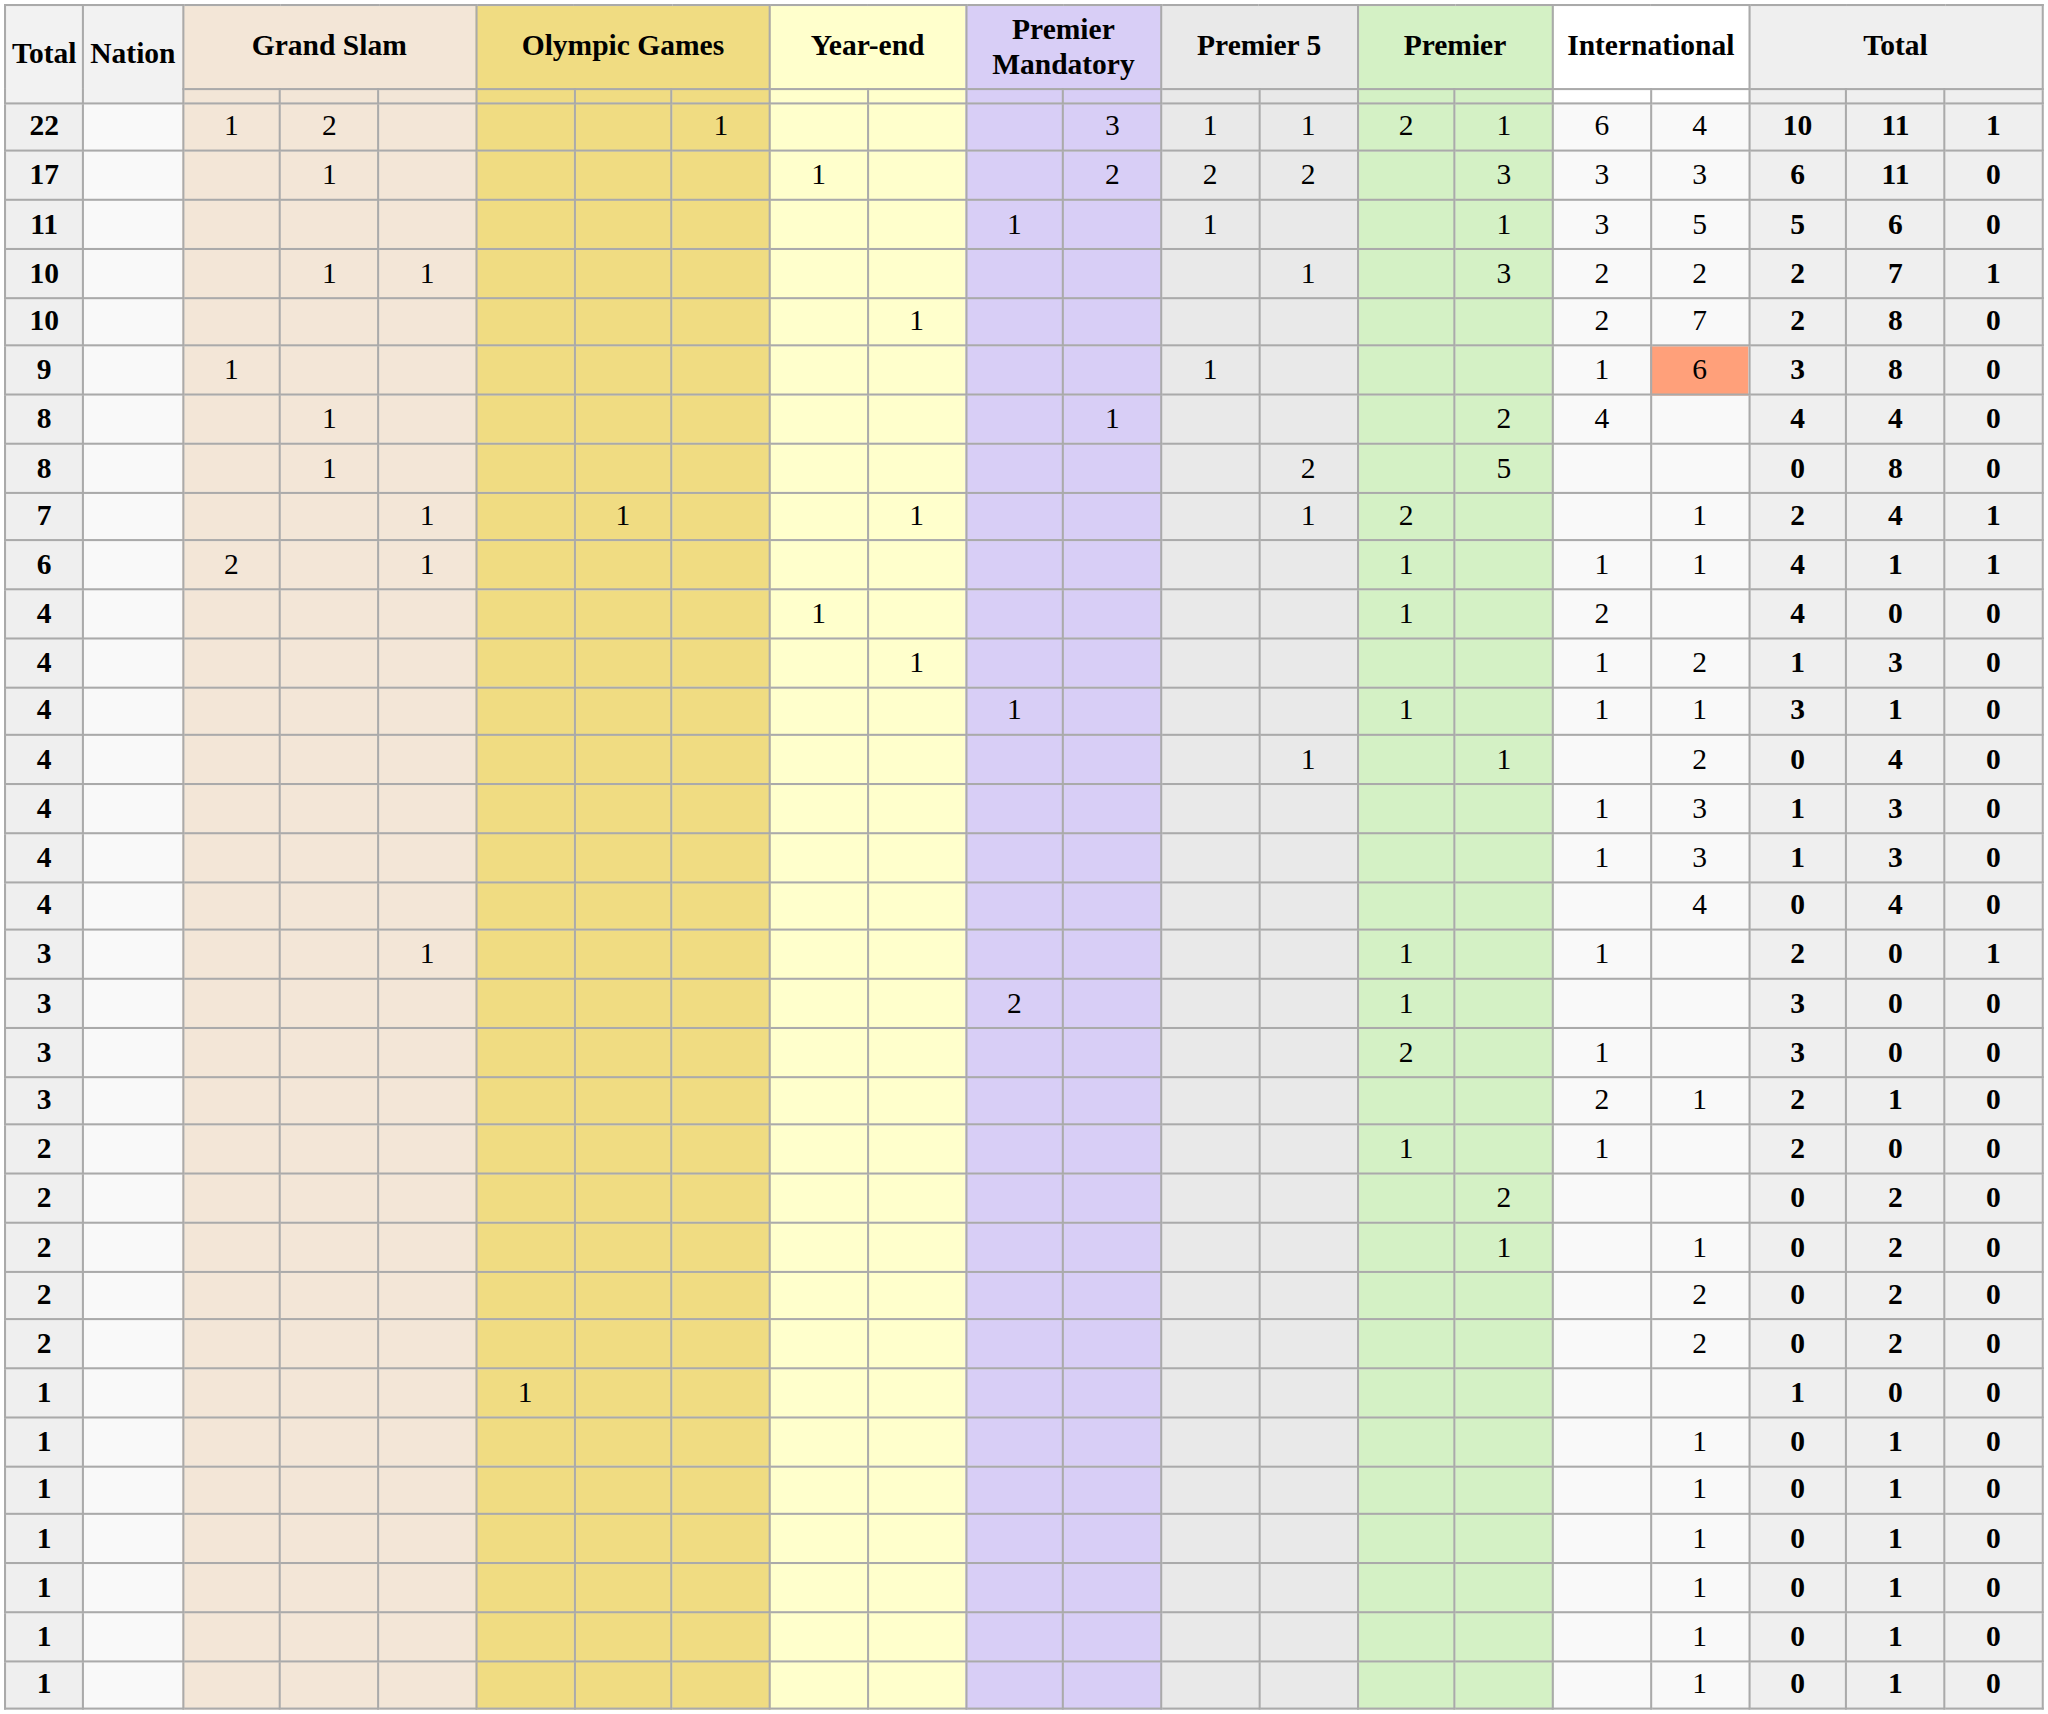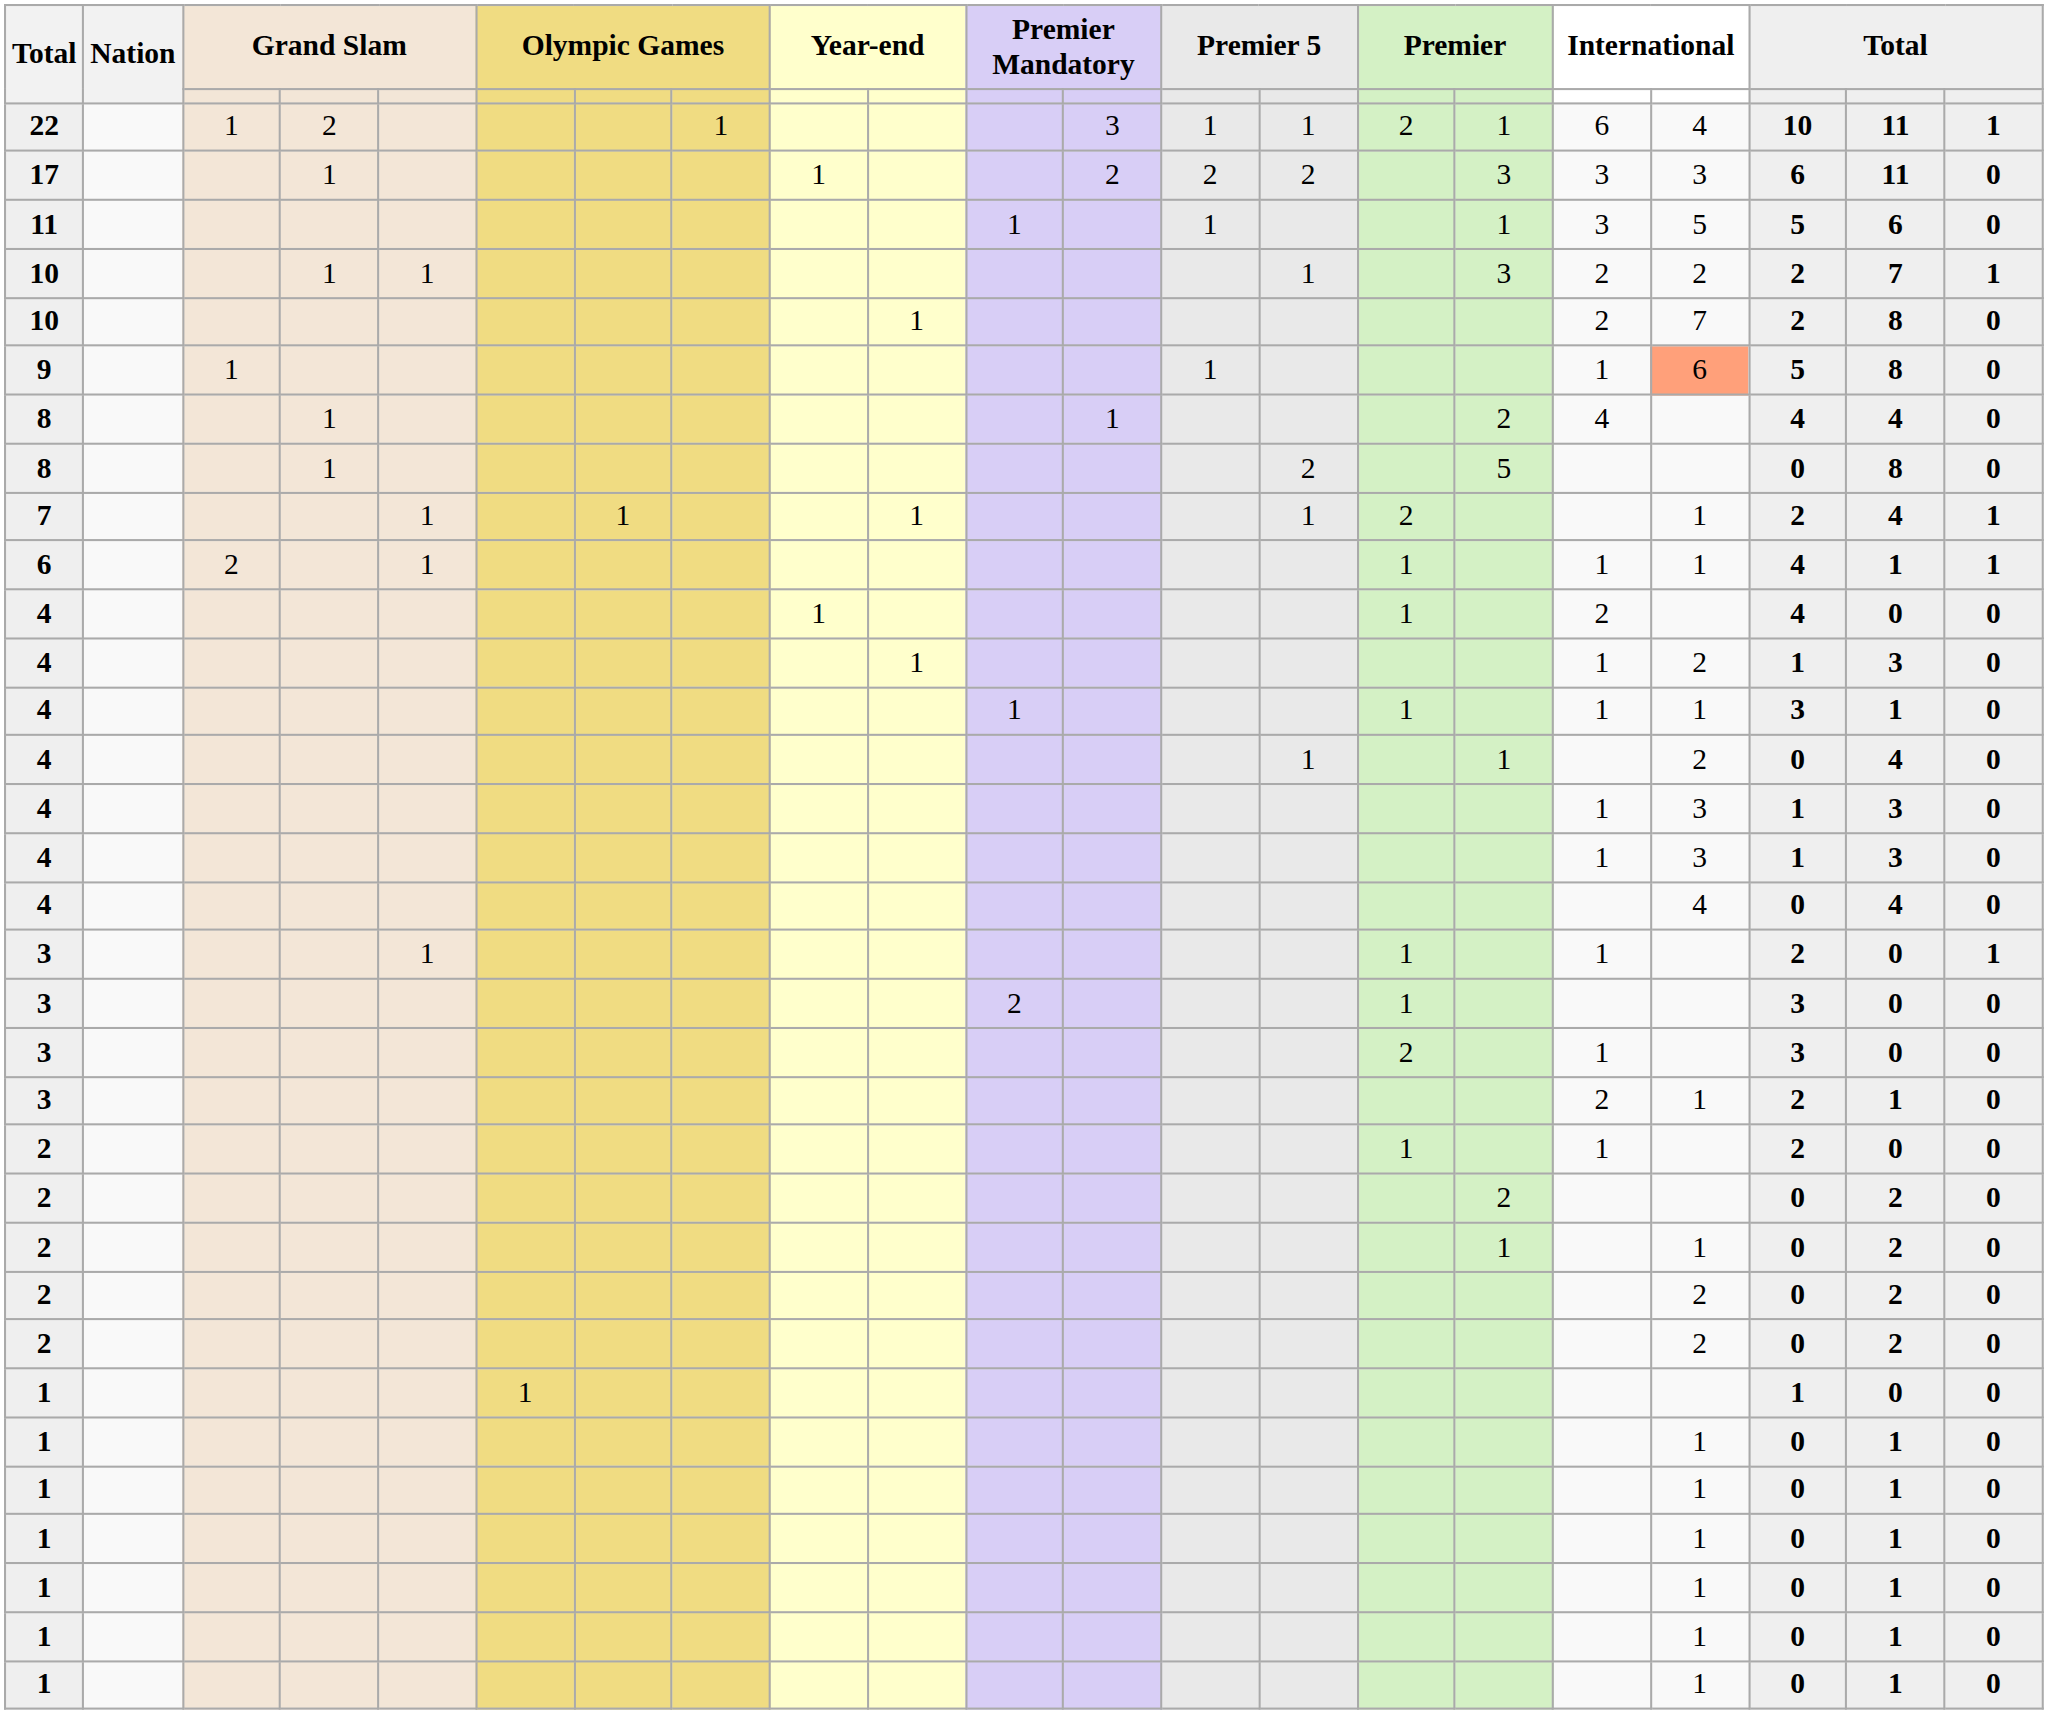(1798, 370) 3 -> (1798, 370) 5
